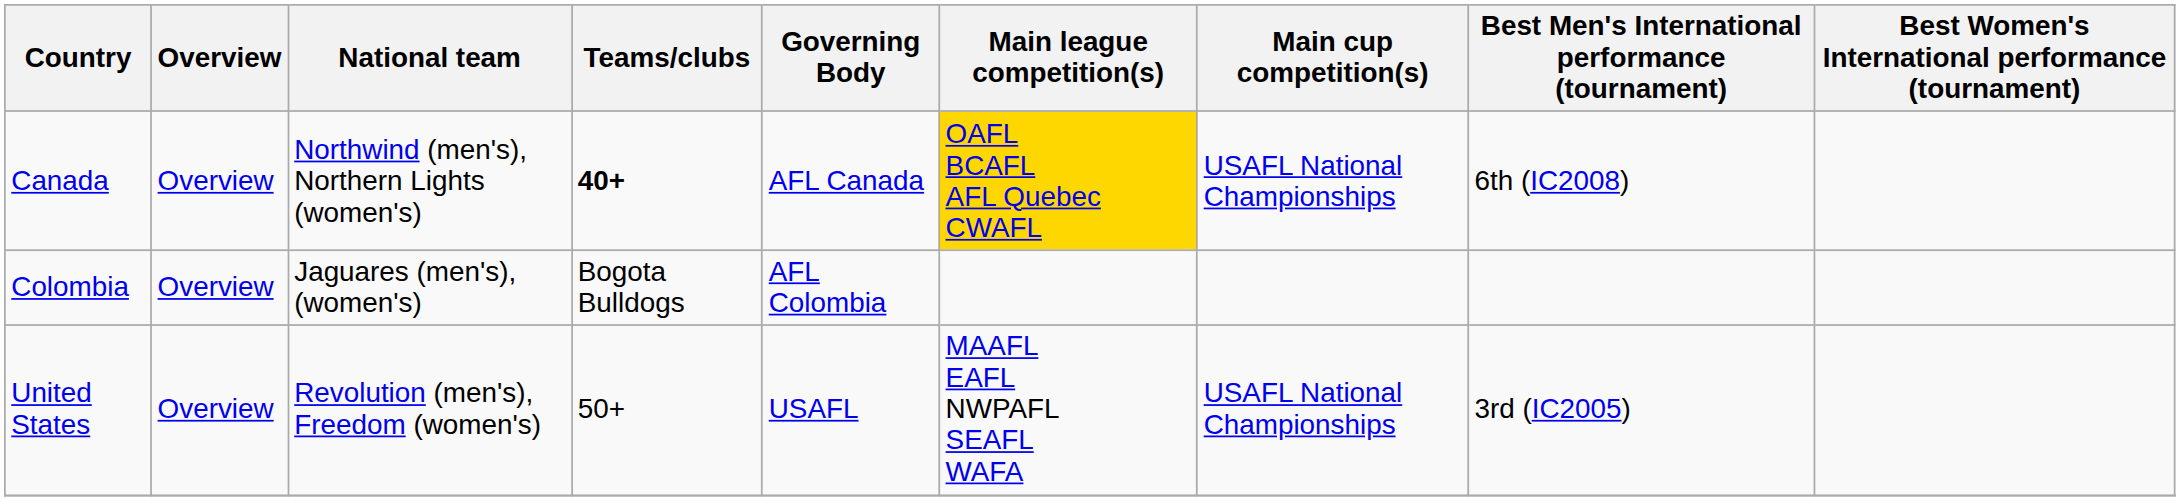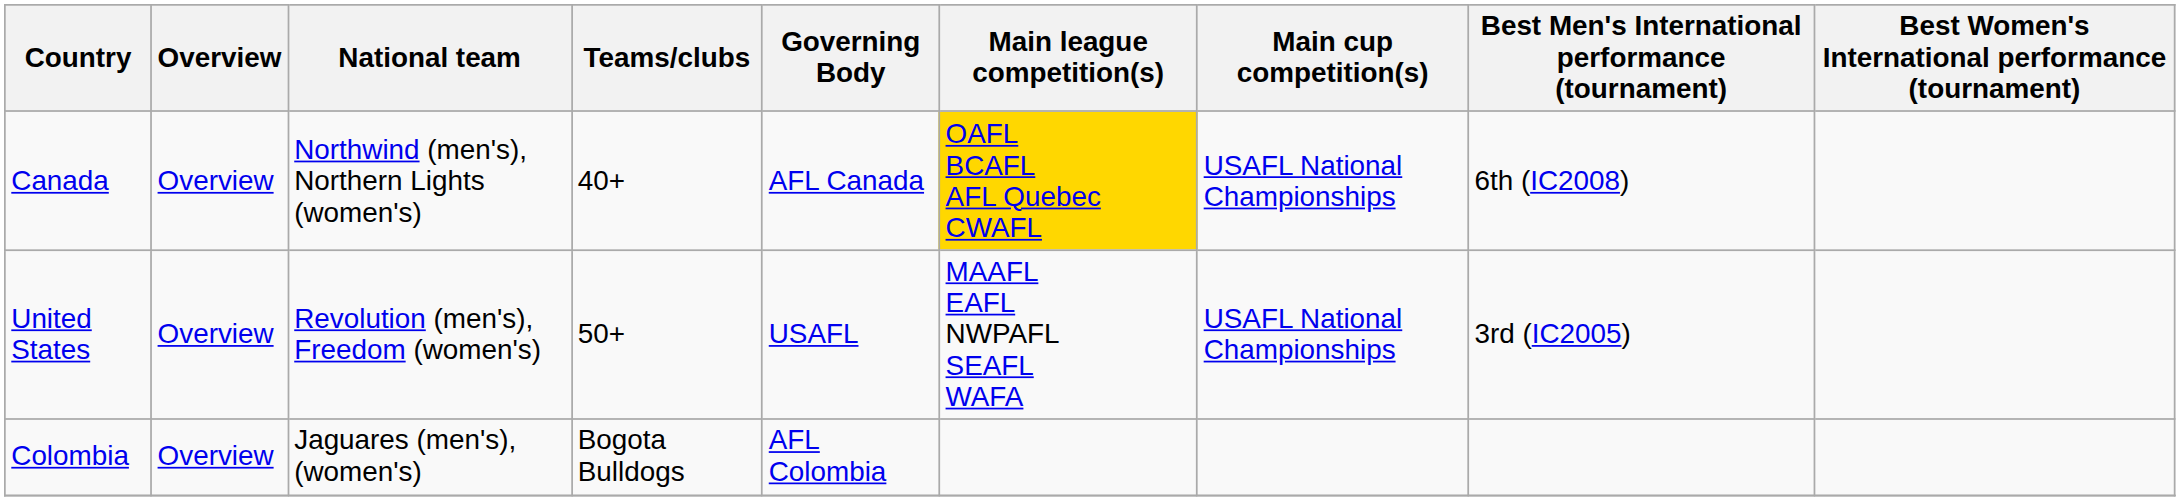(601, 180) bold -> (601, 180) normal
rows swapped: (52, 409) <-> (70, 287)
